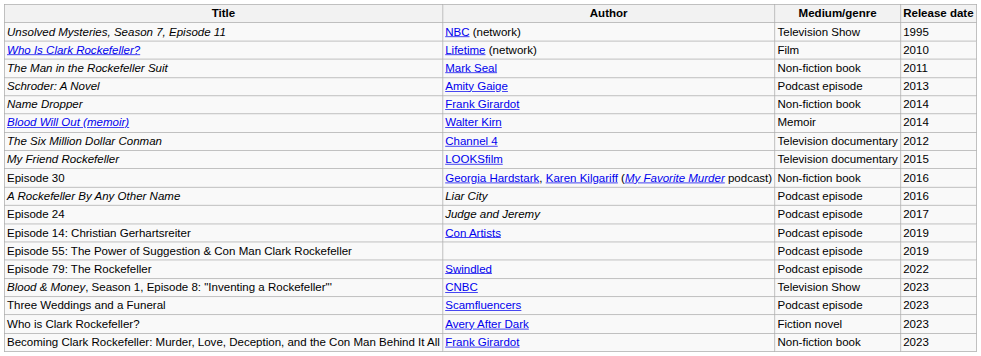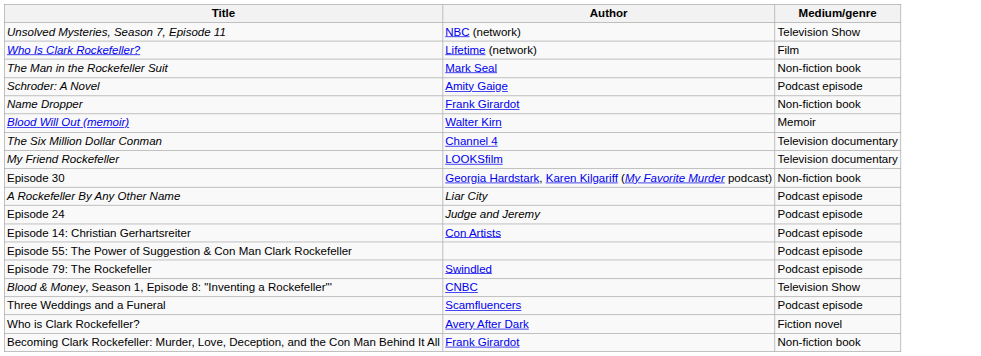- column: (938, 13)
